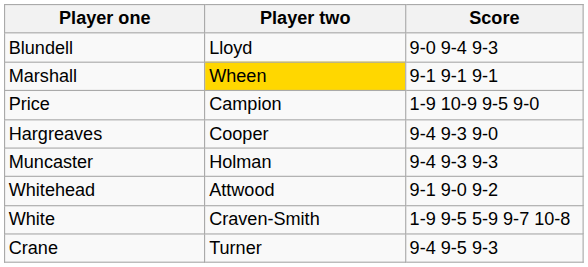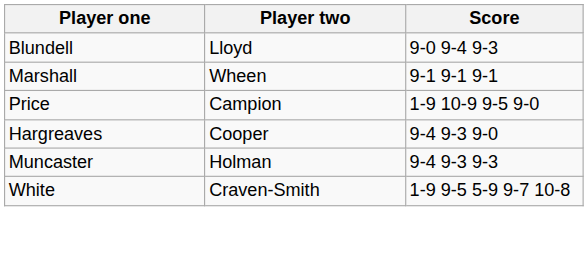(238, 76) gold background -> (238, 76) no background
- row: (52, 190)
- row: (33, 248)
